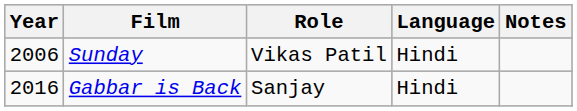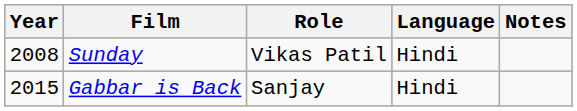(34, 55) 2006 -> (34, 55) 2008
(34, 88) 2016 -> (34, 88) 2015
